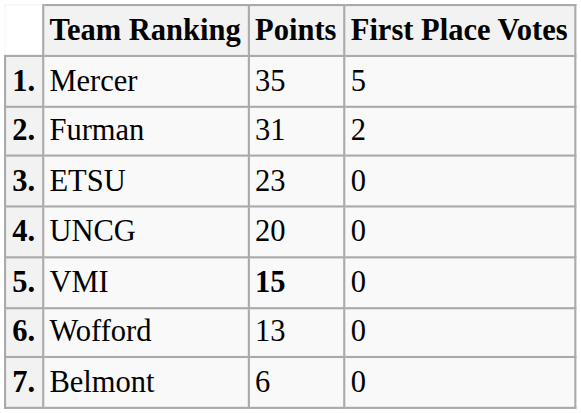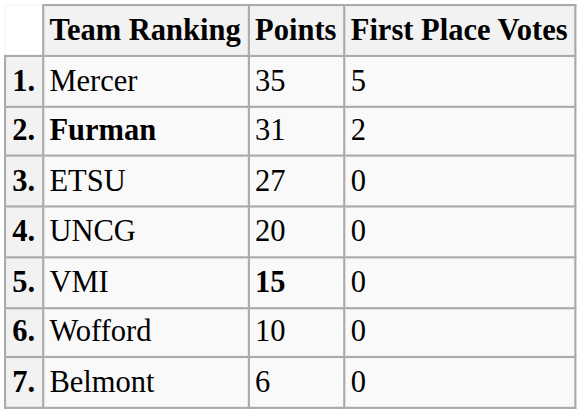(97, 130) normal -> (103, 130) bold
(270, 181) 23 -> (270, 181) 27
(270, 332) 13 -> (270, 332) 10
